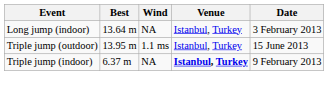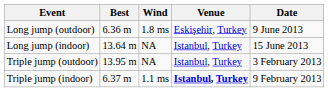+ row: (51, 29)
(287, 29) 3 February 2013 -> (280, 45) 15 June 2013
(155, 45) 1.1 ms -> (149, 62) NA
(280, 45) 15 June 2013 -> (287, 62) 3 February 2013
(149, 62) NA -> (155, 78) 1.1 ms
